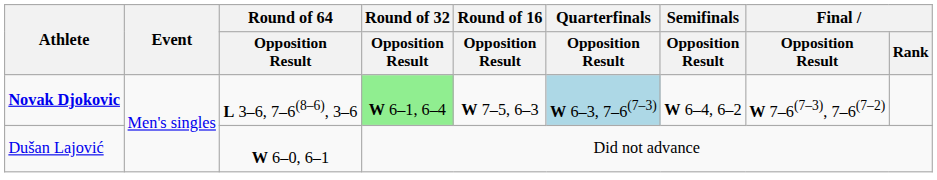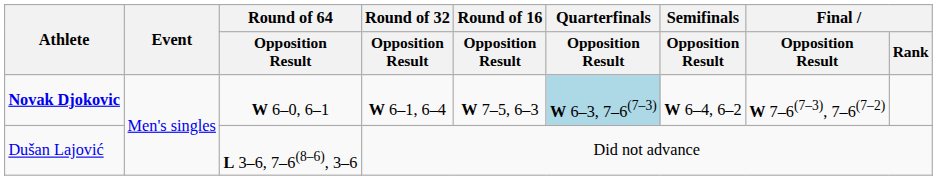(290, 109) L 3–6, 7–6(8–6), 3–6 -> (290, 109) W 6–0, 6–1
(407, 109) lightgreen background -> (407, 109) no background
(290, 158) W 6–0, 6–1 -> (290, 160) L 3–6, 7–6(8–6), 3–6
